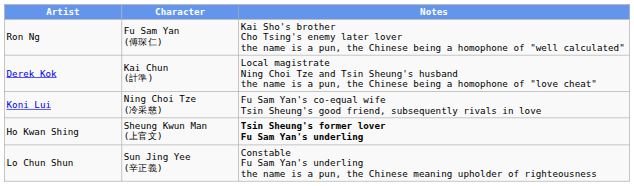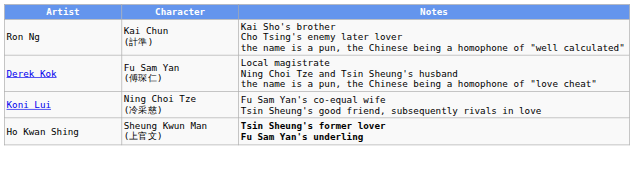(152, 37) Fu Sam Yan (傅琛仁) -> (146, 37) Kai Chun (計準)
(146, 73) Kai Chun (計準) -> (152, 73) Fu Sam Yan (傅琛仁)
- row: (40, 163)
